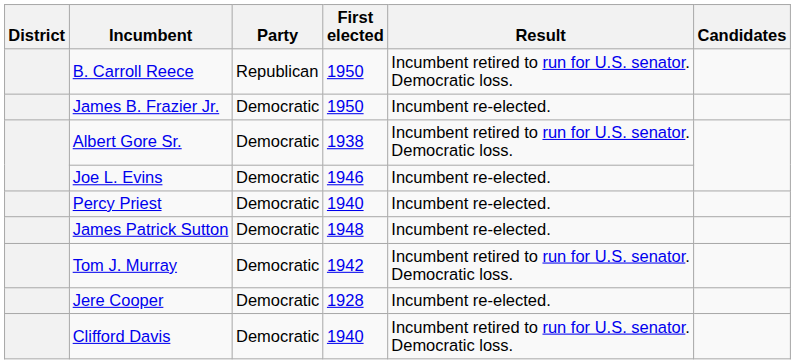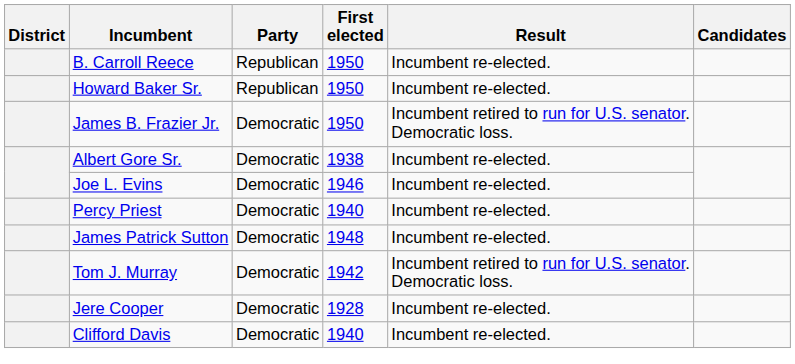(541, 71) Incumbent retired to run for U.S. senator. Democratic loss. -> (471, 62) Incumbent re-elected.
+ row: (137, 88)
(471, 106) Incumbent re-elected. -> (541, 123) Incumbent retired to run for U.S. senator. Democratic loss.
(541, 142) Incumbent retired to run for U.S. senator. Democratic loss. -> (471, 159) Incumbent re-elected.
(541, 336) Incumbent retired to run for U.S. senator. Democratic loss. -> (471, 334) Incumbent re-elected.
